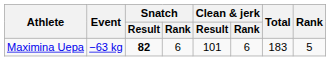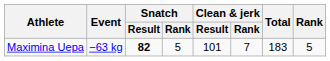(178, 48) 6 -> (178, 48) 5
(247, 48) 6 -> (247, 48) 7
